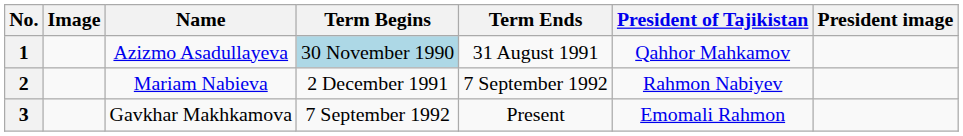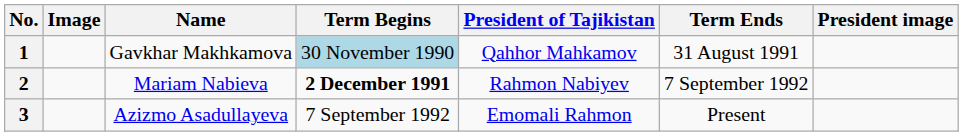columns swapped: (536, 20) <-> (713, 20)
(201, 51) Azizmo Asadullayeva -> (201, 51) Gavkhar Makhkamova
(378, 83) normal -> (378, 83) bold
(201, 114) Gavkhar Makhkamova -> (201, 114) Azizmo Asadullayeva
